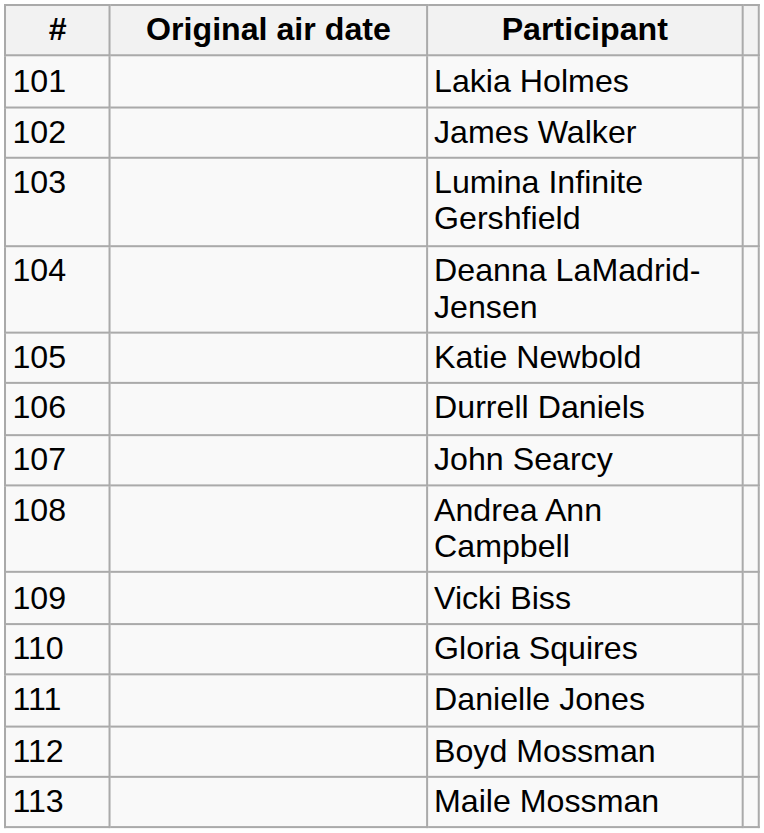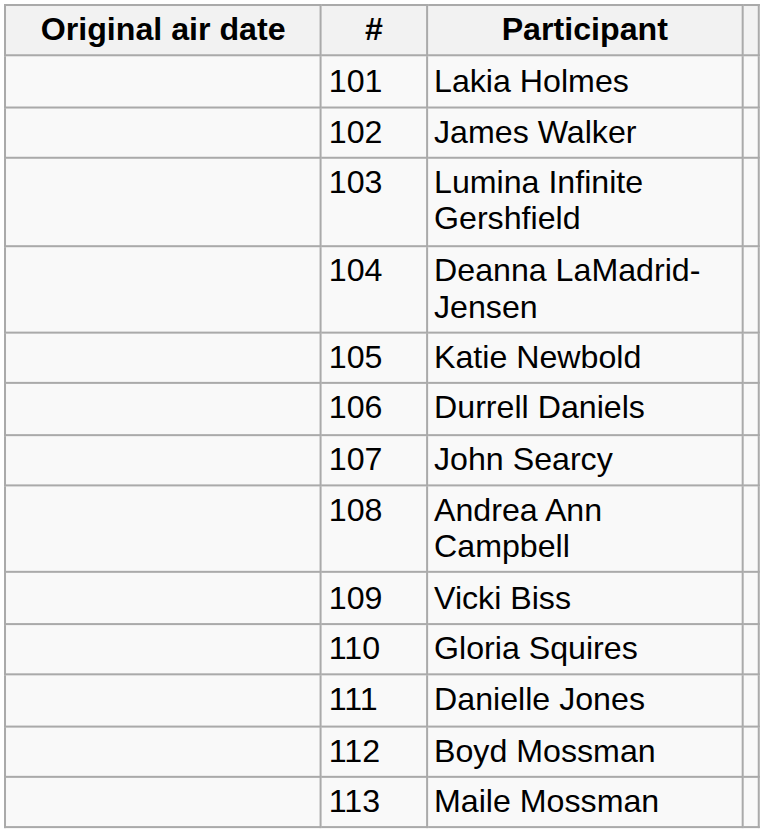columns swapped: (58, 30) <-> (268, 30)
